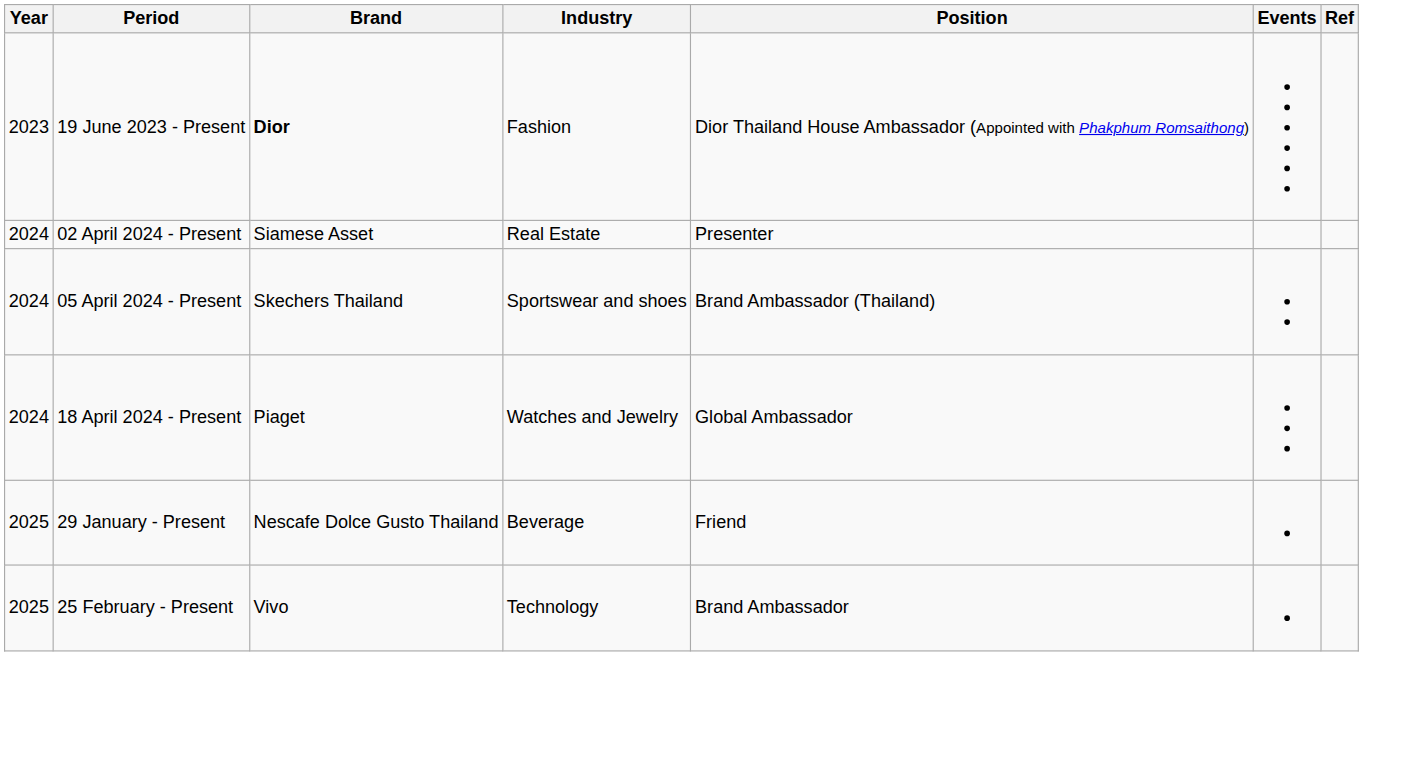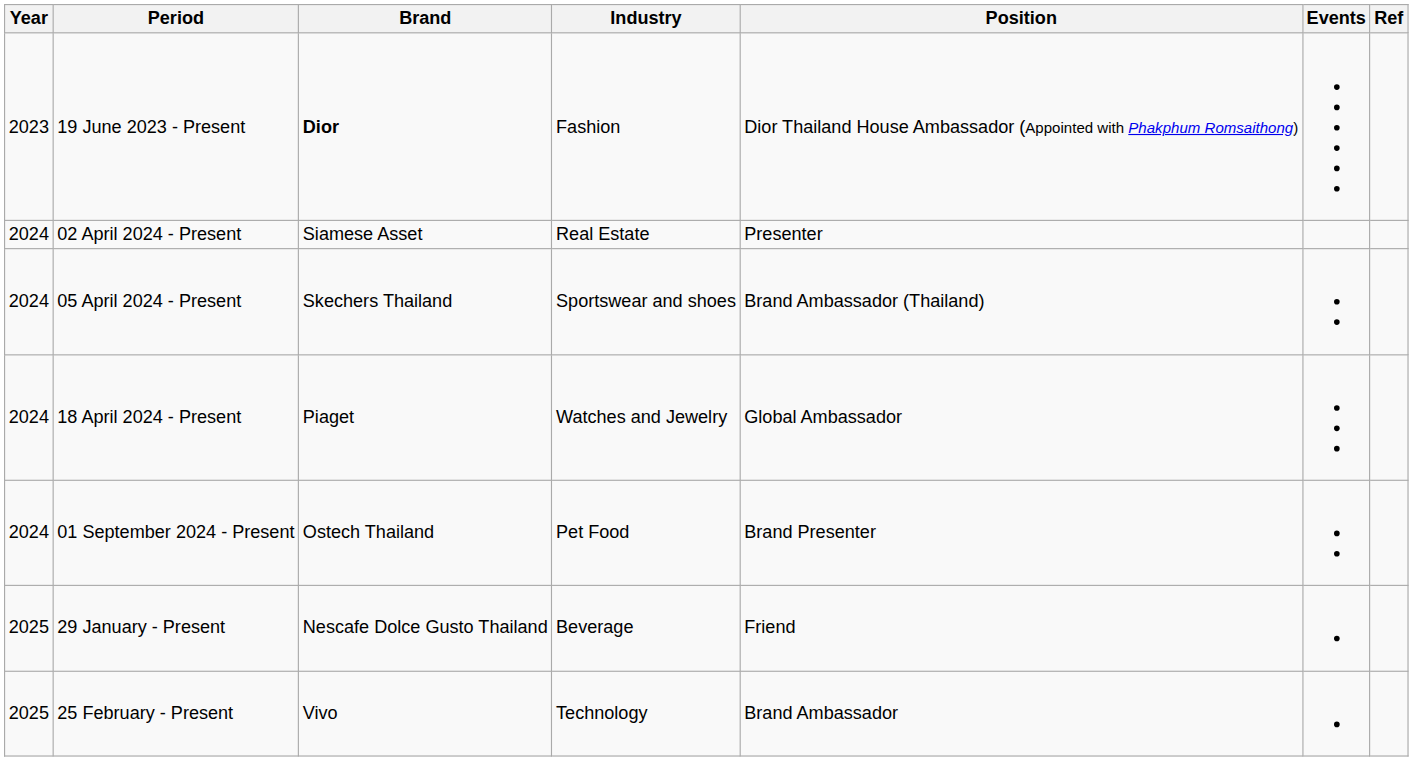+ row: (176, 532)
